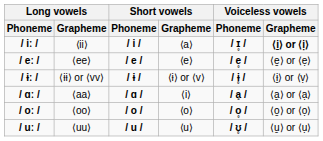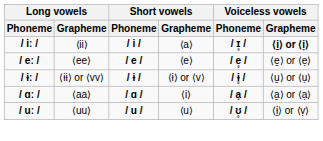(291, 78) ⟨ɨ̱⟩ or ⟨ṿ⟩ -> (291, 78) ⟨u̱⟩ or ⟨ụ⟩
- row: (29, 111)
(291, 128) ⟨u̱⟩ or ⟨ụ⟩ -> (291, 111) ⟨ɨ̱⟩ or ⟨ṿ⟩
